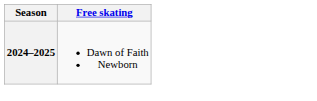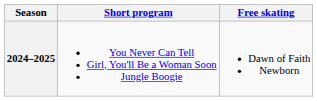+ column: (138, 13)
